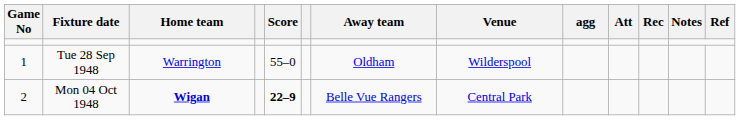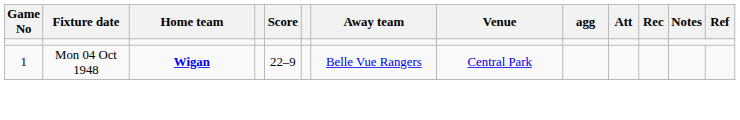- row: (86, 62)
(24, 97) 2 -> (24, 62) 1
(283, 97) bold -> (283, 62) normal
